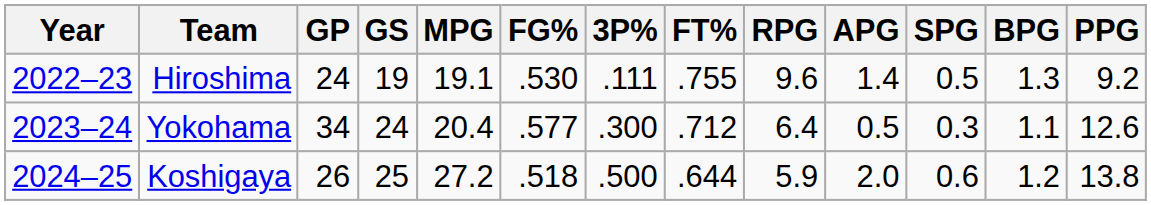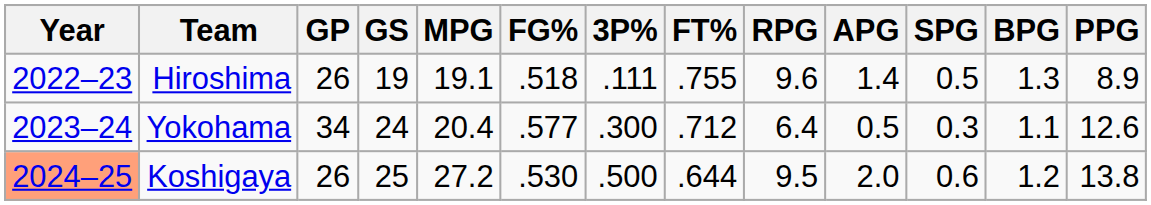(333, 78) 24 -> (333, 78) 26
(548, 78) .530 -> (548, 78) .518
(1118, 78) 9.2 -> (1118, 78) 8.9
(72, 176) no background -> (72, 176) lightsalmon background
(548, 176) .518 -> (548, 176) .530
(797, 176) 5.9 -> (797, 176) 9.5
